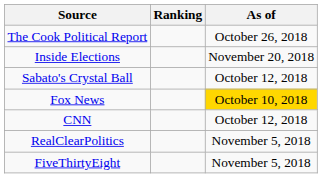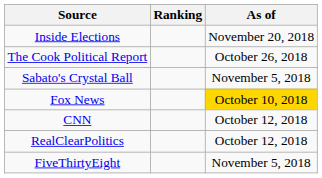rows swapped: (77, 36) <-> (77, 57)
(261, 78) October 12, 2018 -> (261, 78) November 5, 2018
(261, 141) November 5, 2018 -> (261, 141) October 12, 2018
